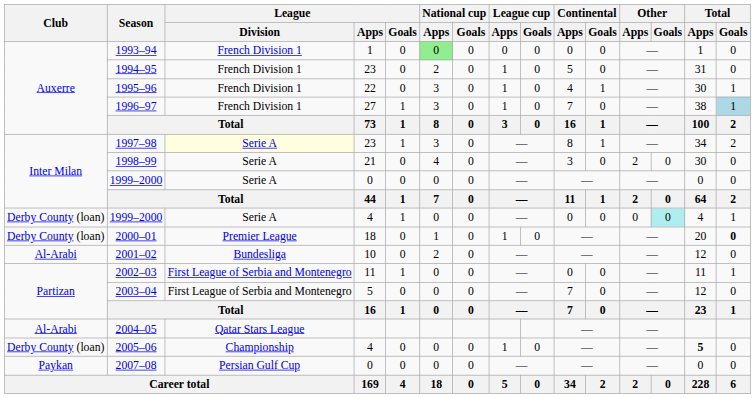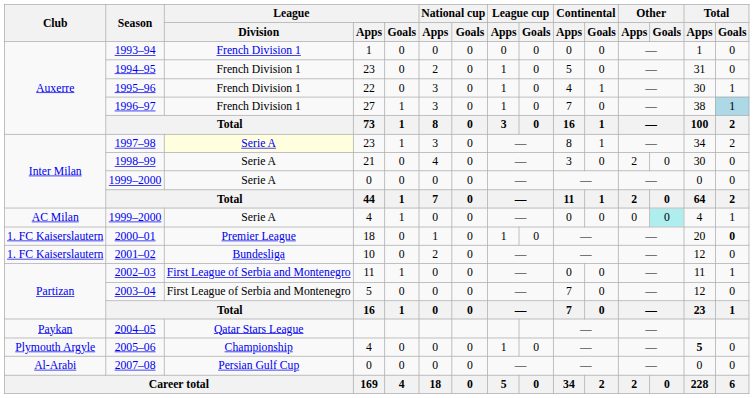(436, 50) lightgreen background -> (435, 50) no background
(56, 217) Derby County (loan) -> (55, 217) AC Milan
(56, 236) Derby County (loan) -> (55, 236) 1. FC Kaiserslautern
(56, 254) Al-Arabi -> (55, 254) 1. FC Kaiserslautern
(56, 328) Al-Arabi -> (55, 328) Paykan
(56, 347) Derby County (loan) -> (55, 347) Plymouth Argyle
(56, 365) Paykan -> (55, 365) Al-Arabi
